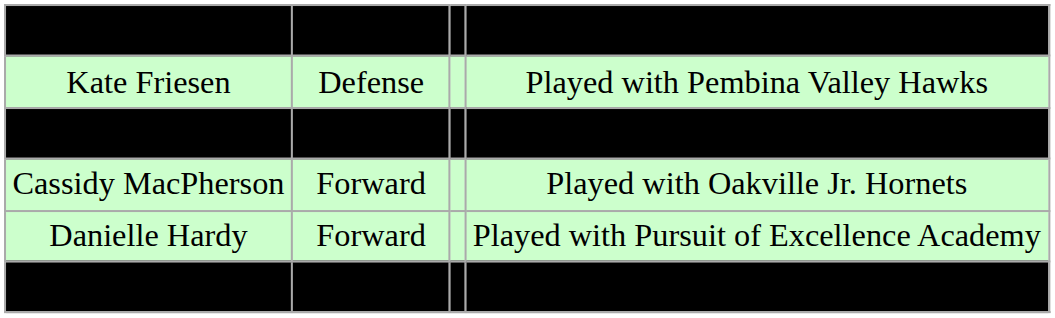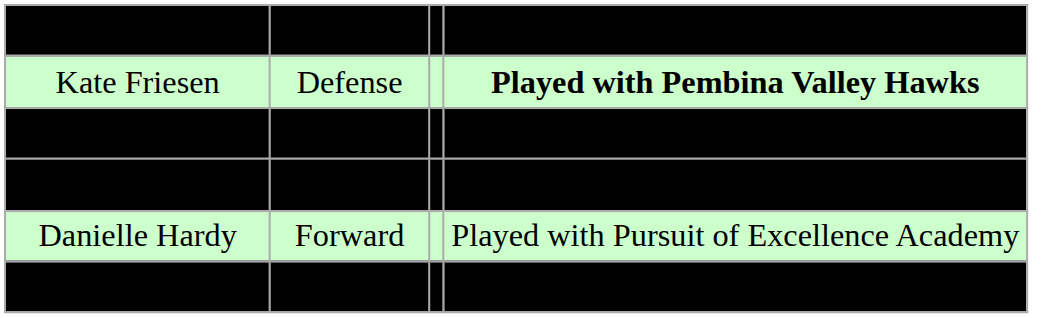(757, 81) normal -> (735, 81) bold
- row: (148, 183)
+ row: (138, 183)
